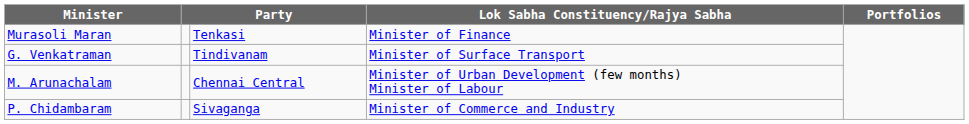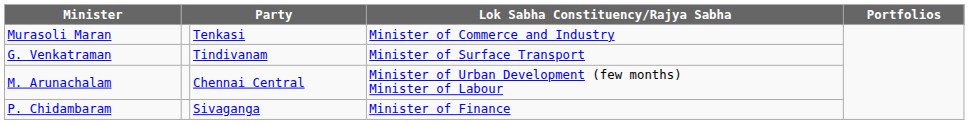(440, 35) Minister of Finance -> (492, 35) Minister of Commerce and Industry
(492, 109) Minister of Commerce and Industry -> (440, 109) Minister of Finance
